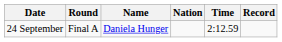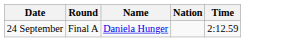- column: (259, 12)
